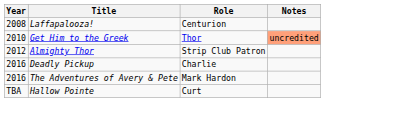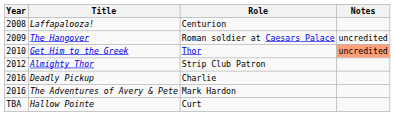+ row: (59, 38)
